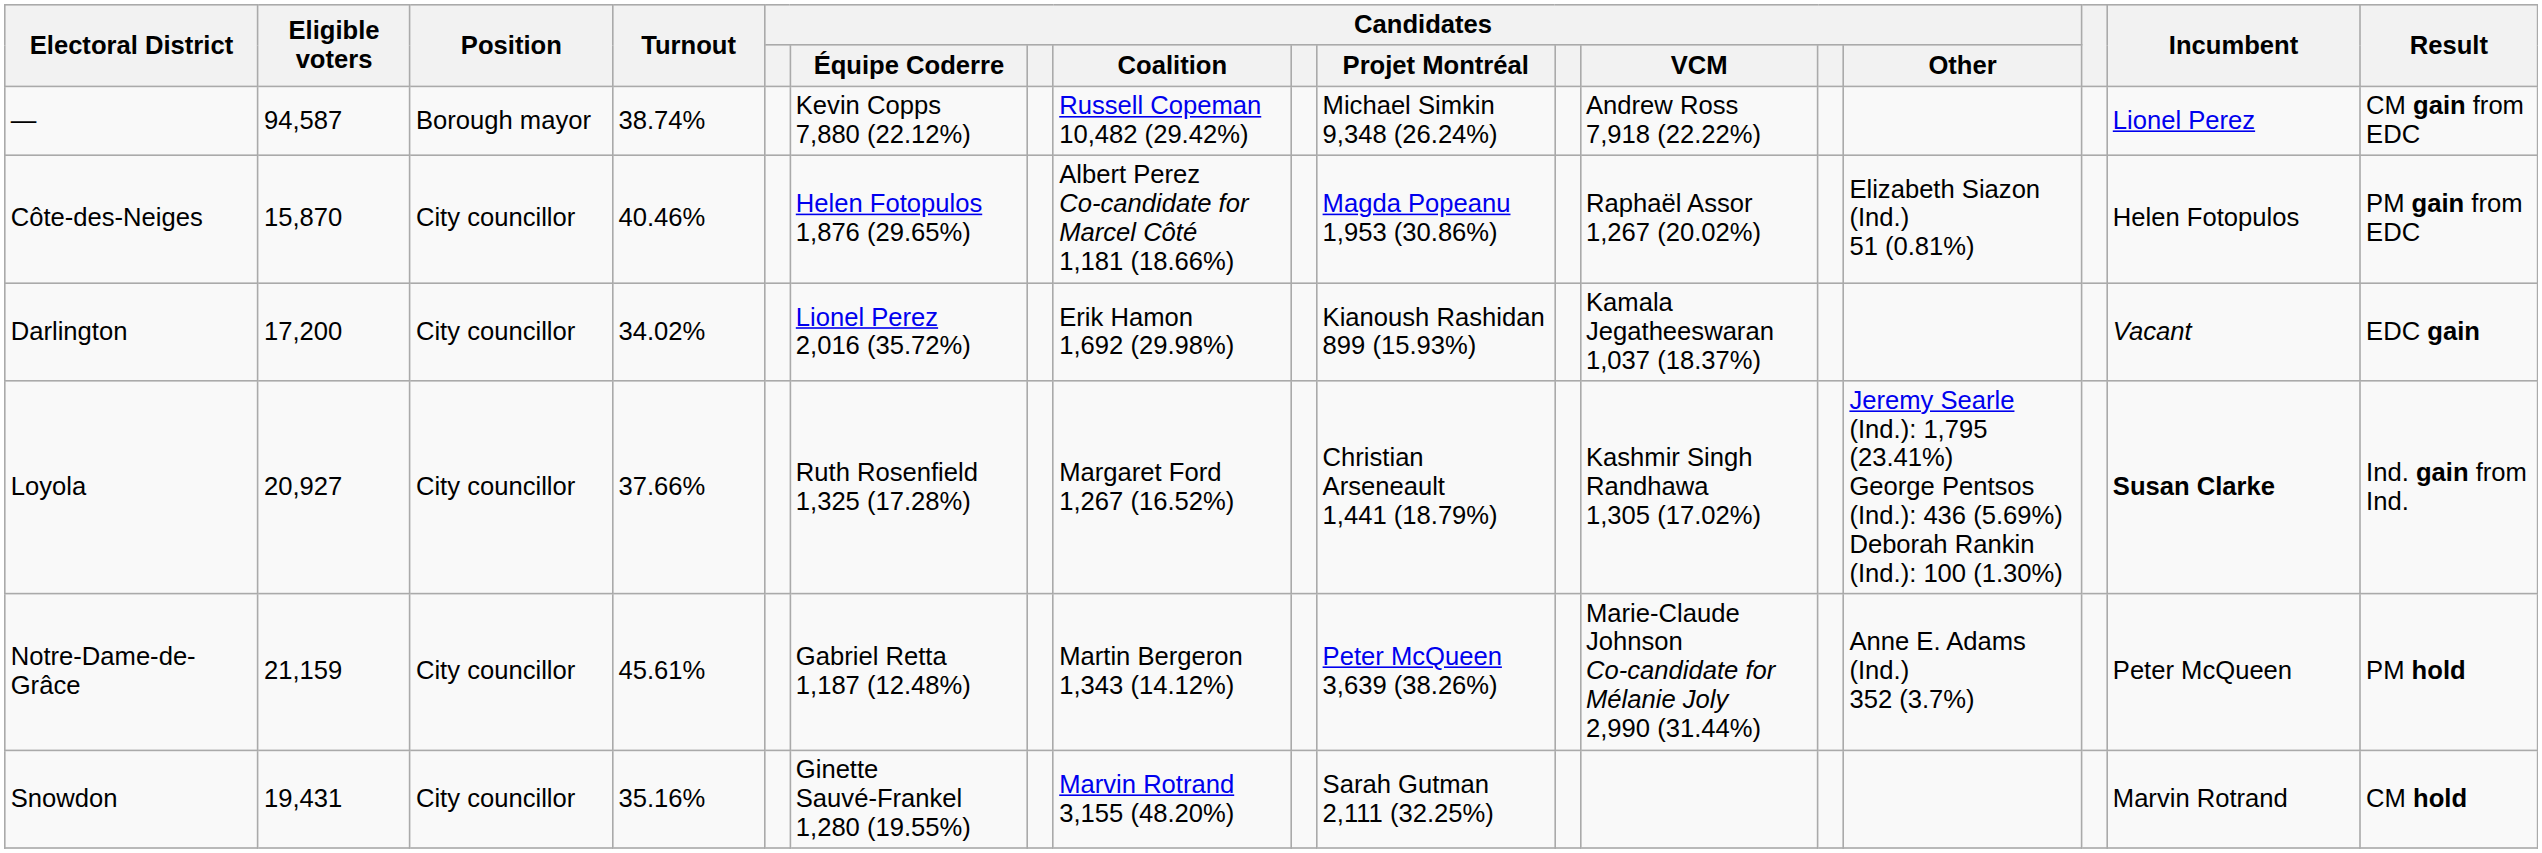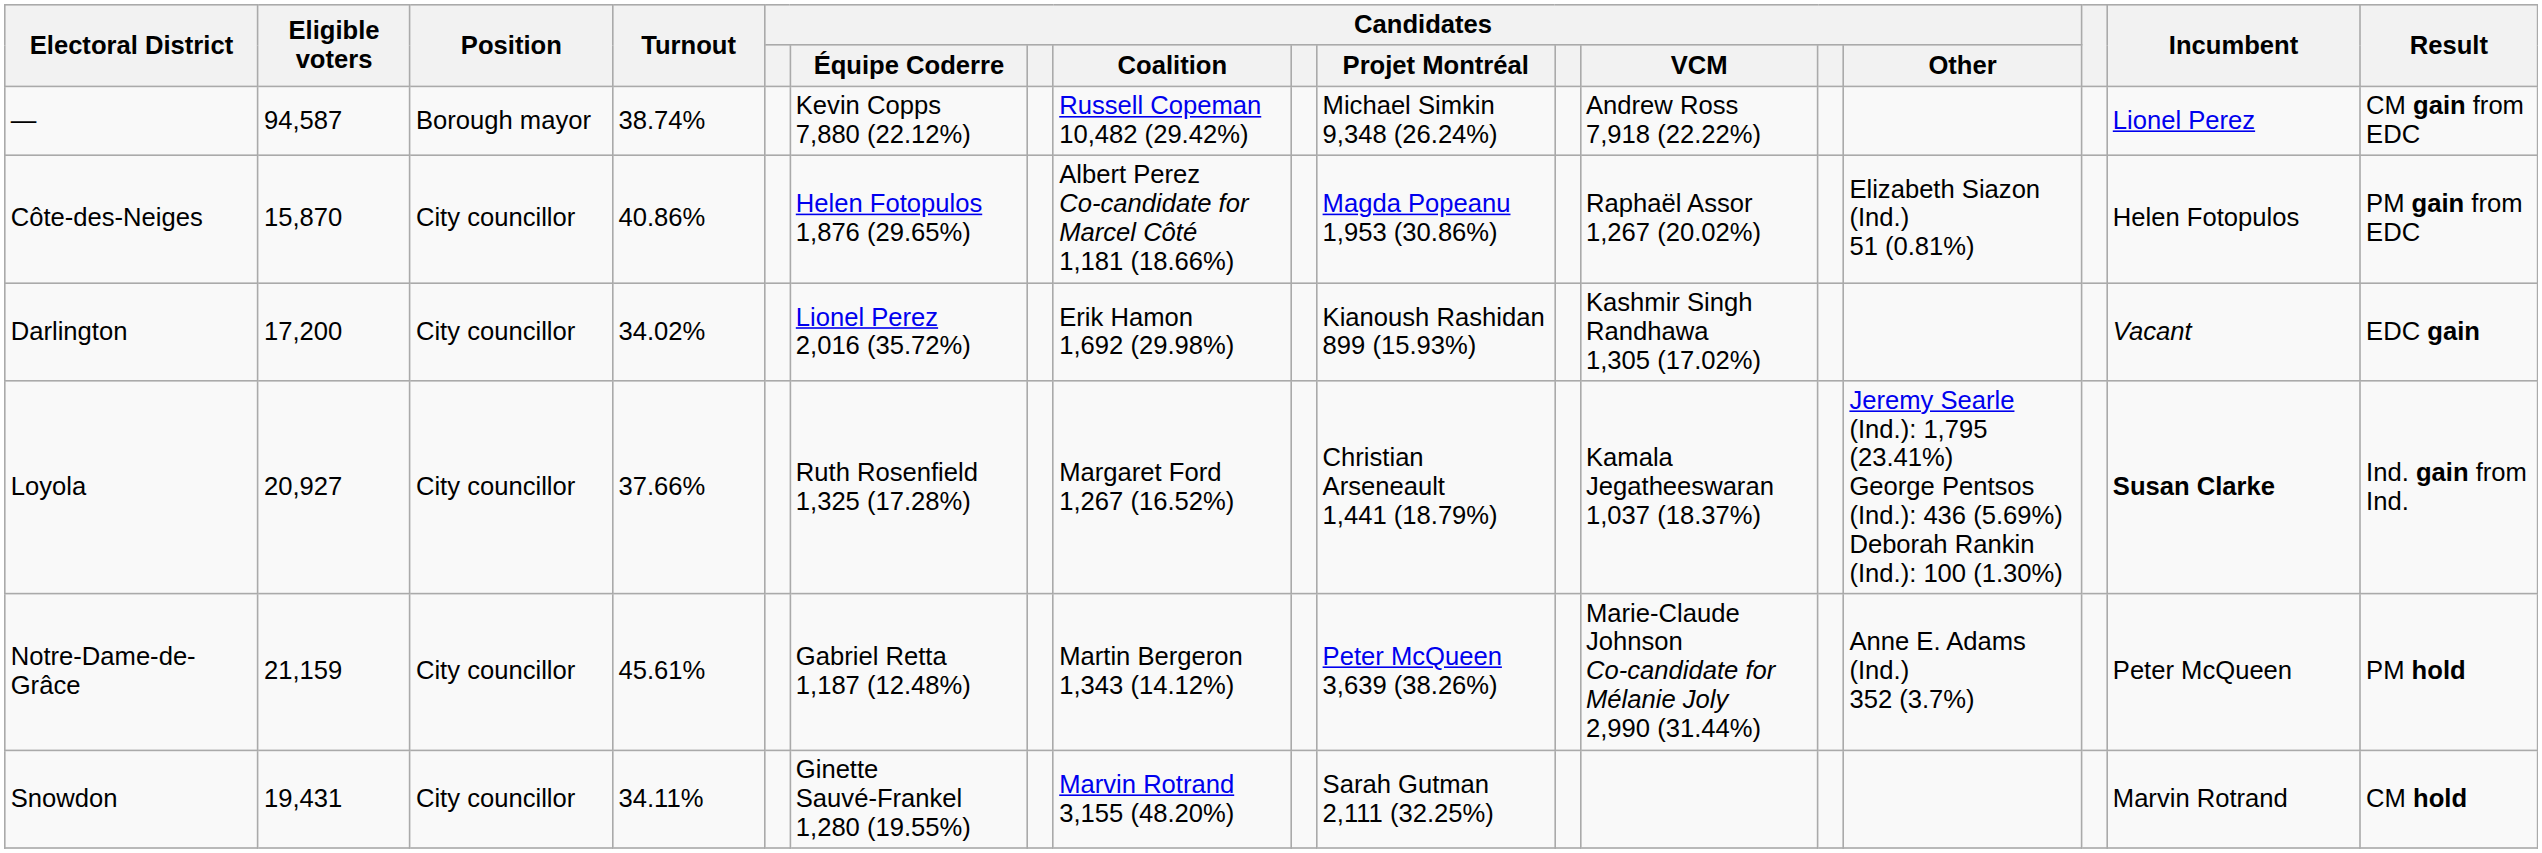(662, 218) 40.46% -> (662, 218) 40.86%
(1680, 331) Kamala Jegatheeswaran 1,037 (18.37%) -> (1674, 331) Kashmir Singh Randhawa 1,305 (17.02%)
(1674, 487) Kashmir Singh Randhawa 1,305 (17.02%) -> (1680, 487) Kamala Jegatheeswaran 1,037 (18.37%)
(662, 798) 35.16% -> (661, 798) 34.11%
